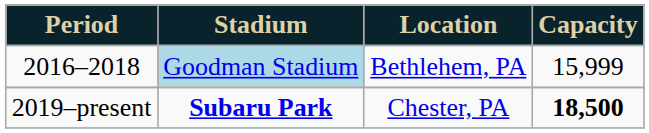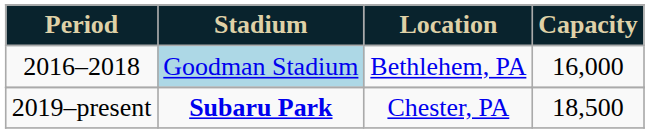(588, 66) 15,999 -> (588, 66) 16,000
(588, 107) bold -> (588, 107) normal
